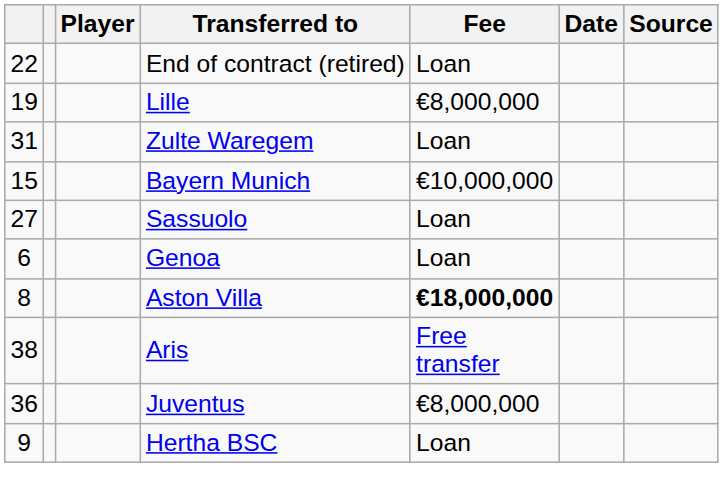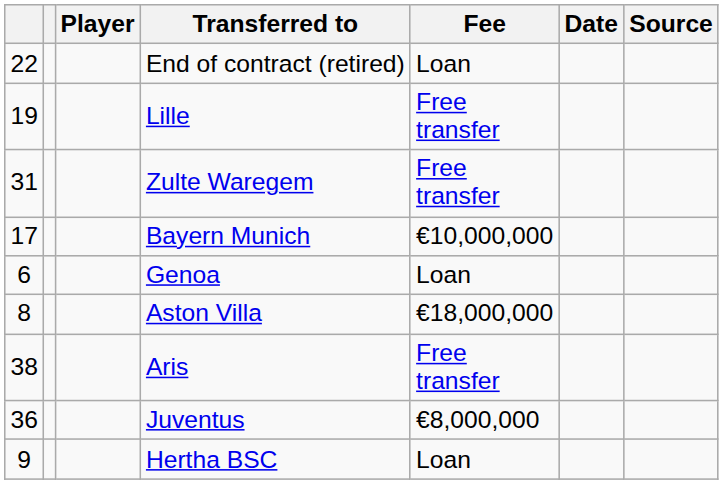(478, 102) €8,000,000 -> (458, 116) Free transfer
(444, 141) Loan -> (458, 182) Free transfer
(24, 180) 15 -> (24, 235) 17
- row: (197, 219)
(485, 297) bold -> (485, 313) normal
